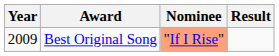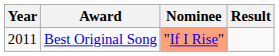(23, 39) 2009 -> (22, 39) 2011
